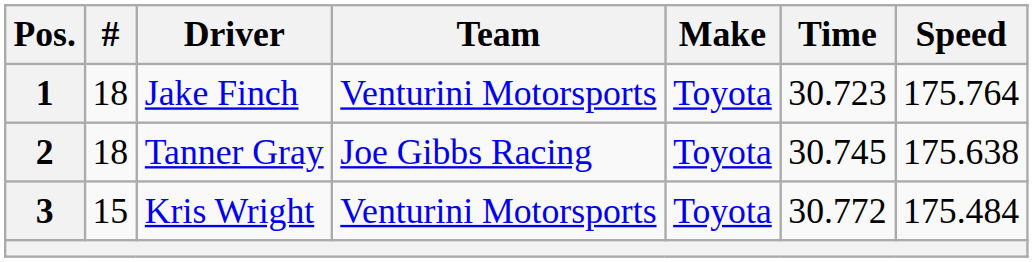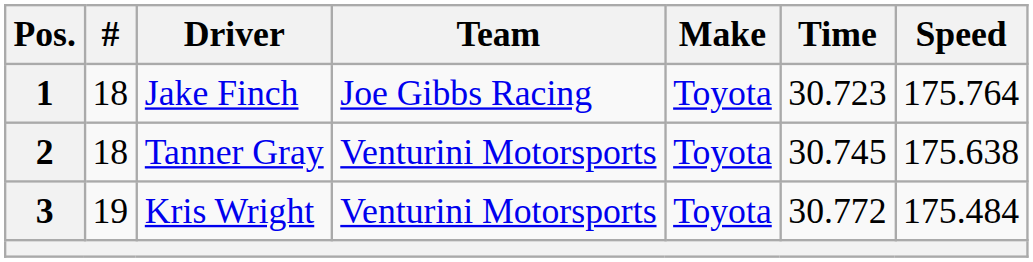(498, 93) Venturini Motorsports -> (466, 93) Joe Gibbs Racing
(466, 151) Joe Gibbs Racing -> (498, 151) Venturini Motorsports
(110, 210) 15 -> (110, 210) 19
